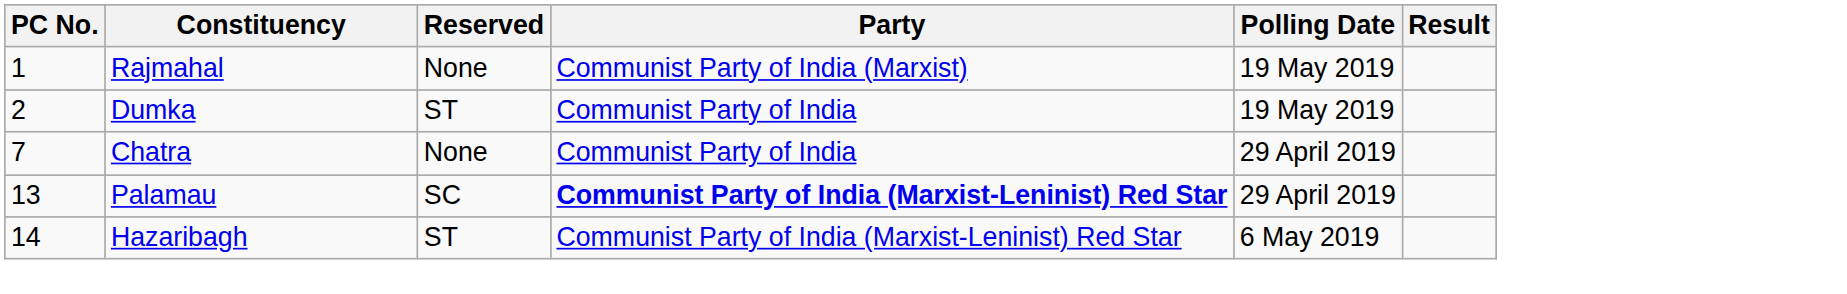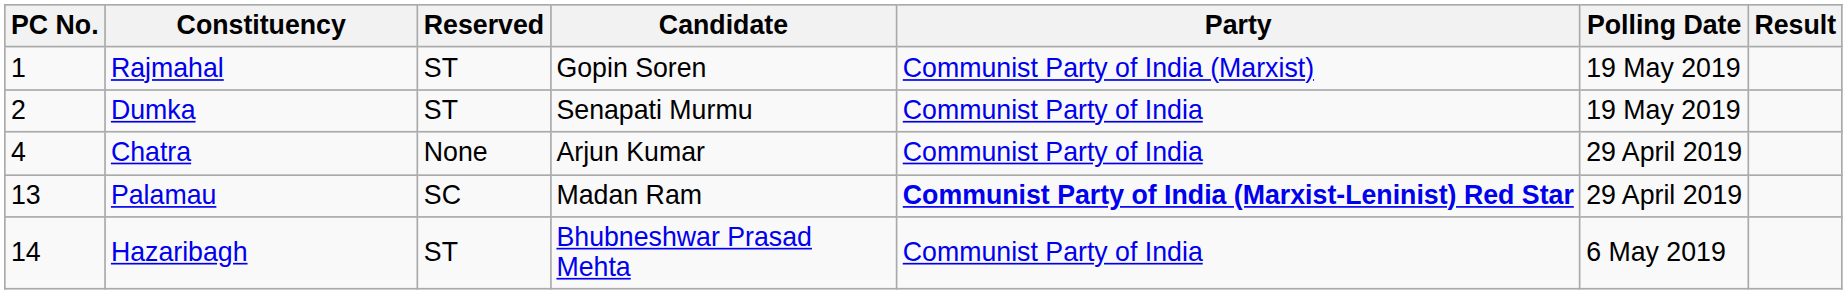+ column: (723, 25)
(456, 68) None -> (441, 68) ST
(18, 152) 7 -> (18, 152) 4
(869, 237) Communist Party of India (Marxist-Leninist) Red Star -> (1053, 252) Communist Party of India
